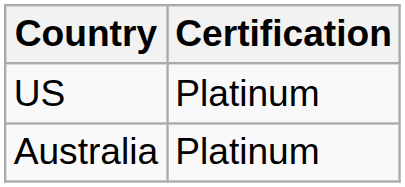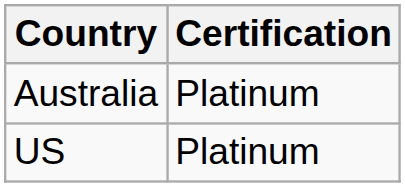rows swapped: (40, 92) <-> (86, 151)
